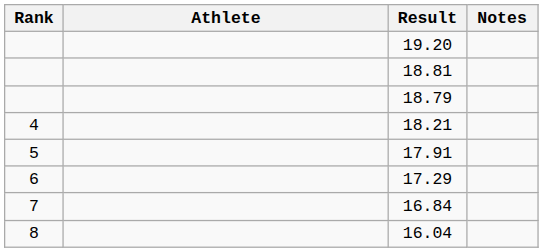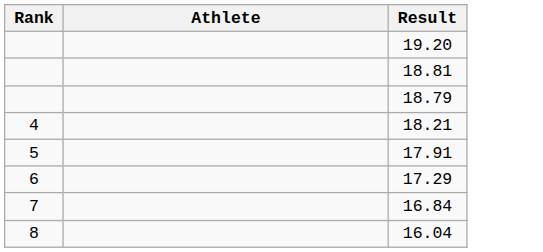- column: (502, 18)
